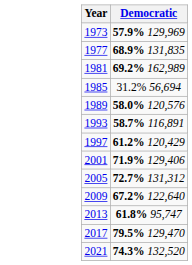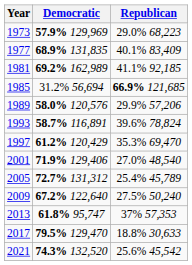+ column: (149, 14)
